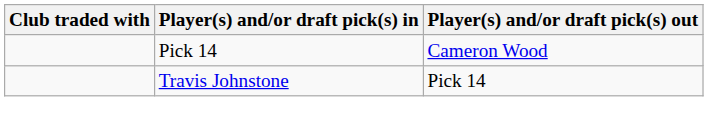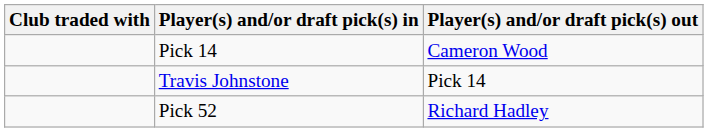+ row: (188, 111)
